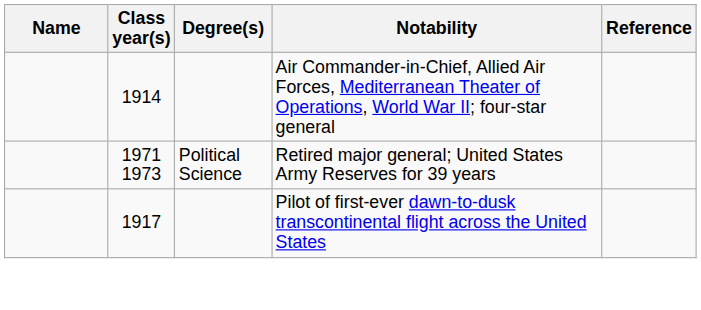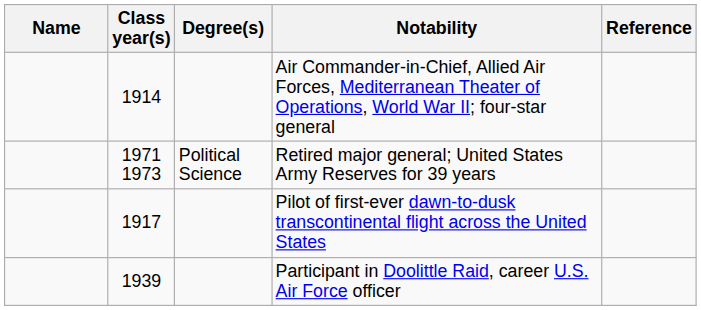+ row: (432, 281)
